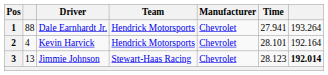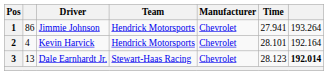(30, 27) 88 -> (30, 27) 86
(73, 27) Dale Earnhardt Jr. -> (69, 27) Jimmie Johnson
(69, 59) Jimmie Johnson -> (73, 59) Dale Earnhardt Jr.
